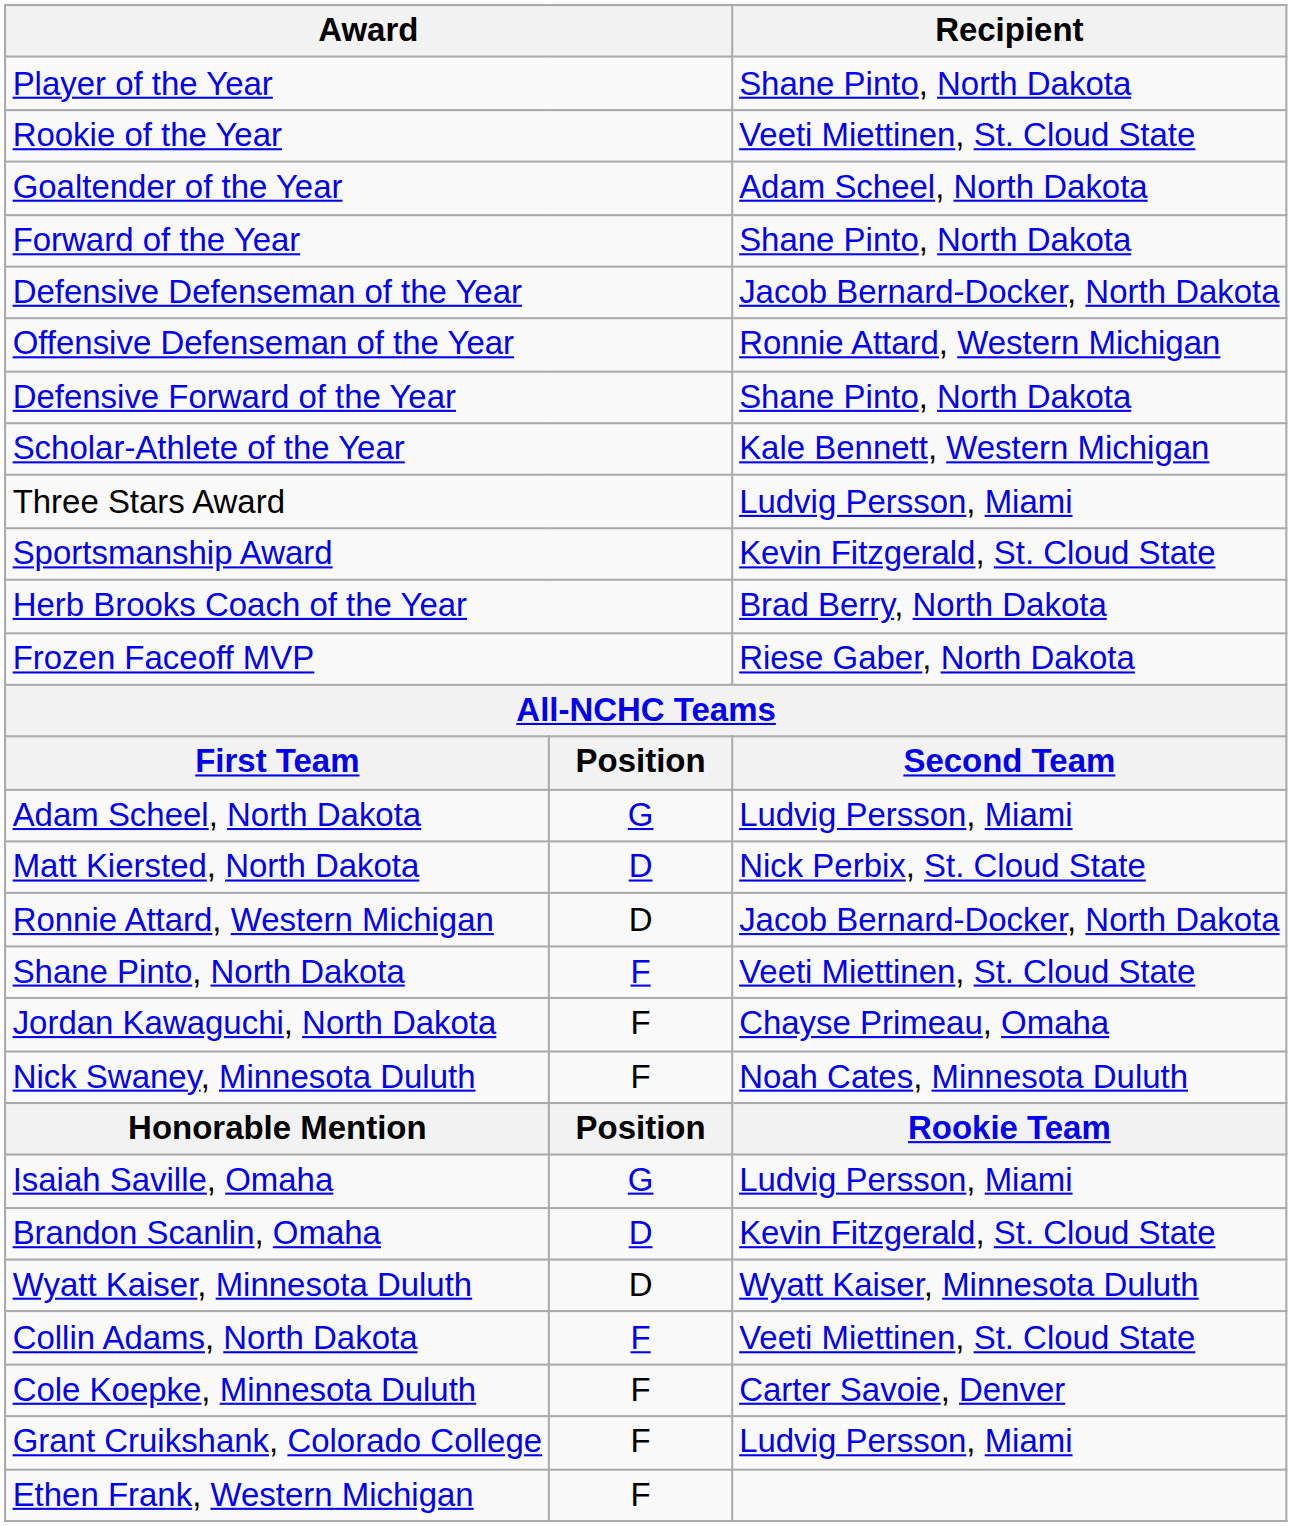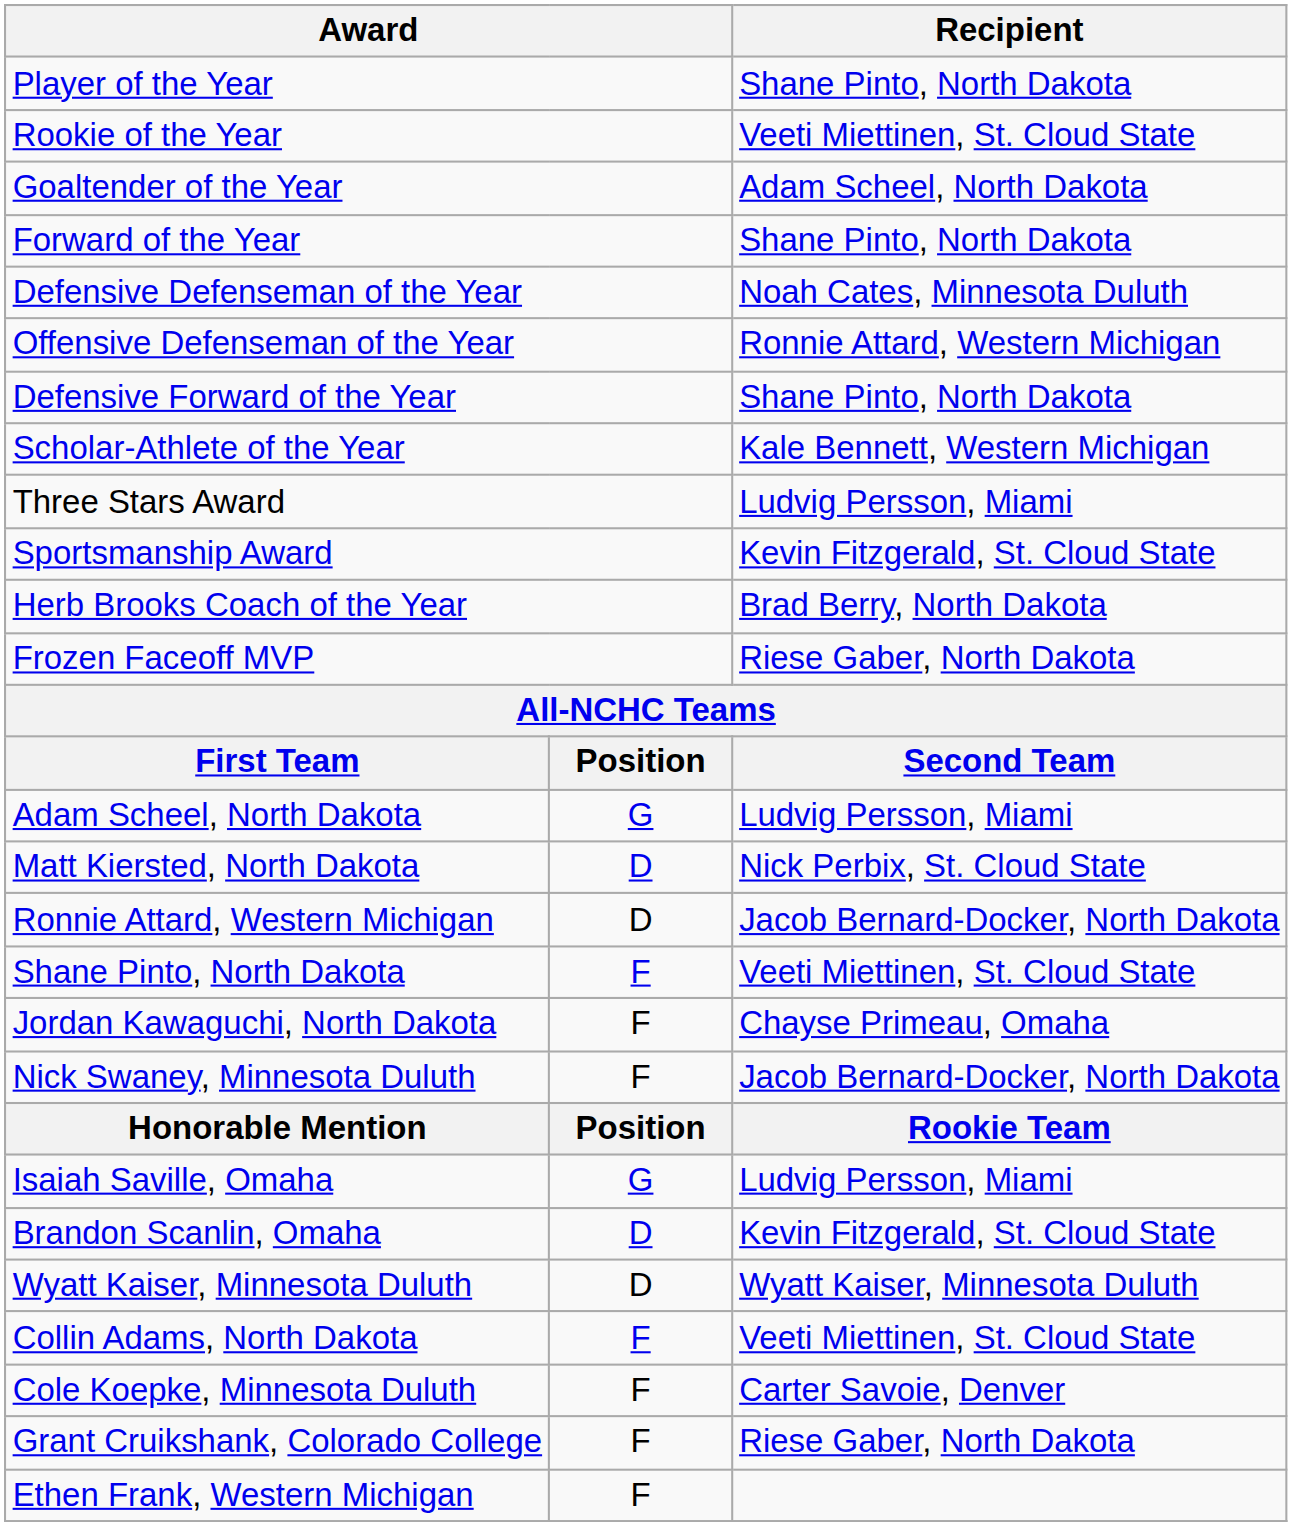(1009, 291) Jacob Bernard-Docker, North Dakota -> (964, 291) Noah Cates, Minnesota Duluth
(964, 1076) Noah Cates, Minnesota Duluth -> (1009, 1076) Jacob Bernard-Docker, North Dakota
(906, 1441) Ludvig Persson, Miami -> (937, 1441) Riese Gaber, North Dakota
